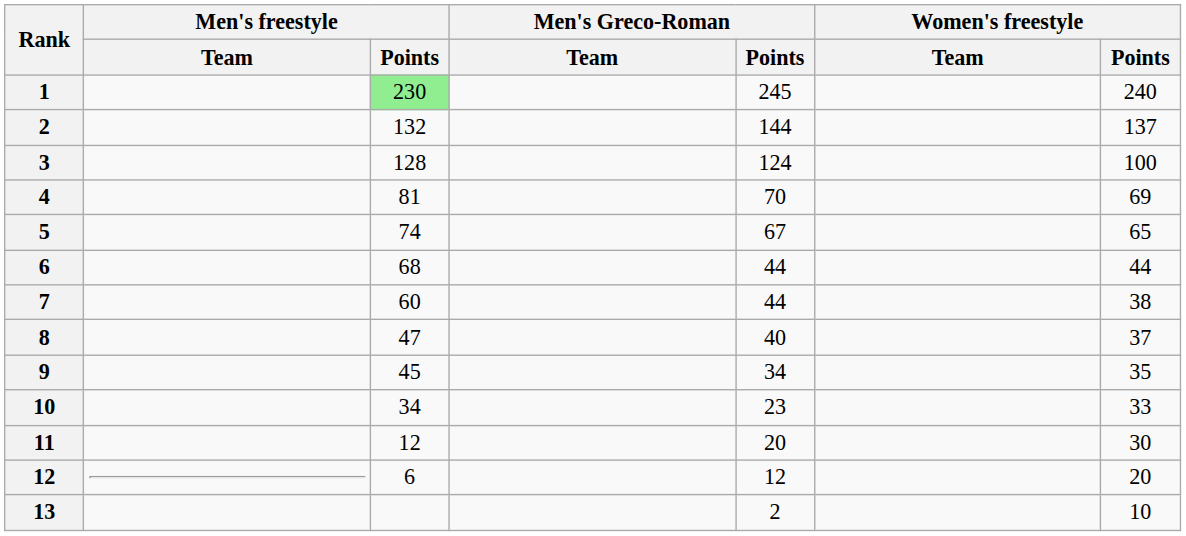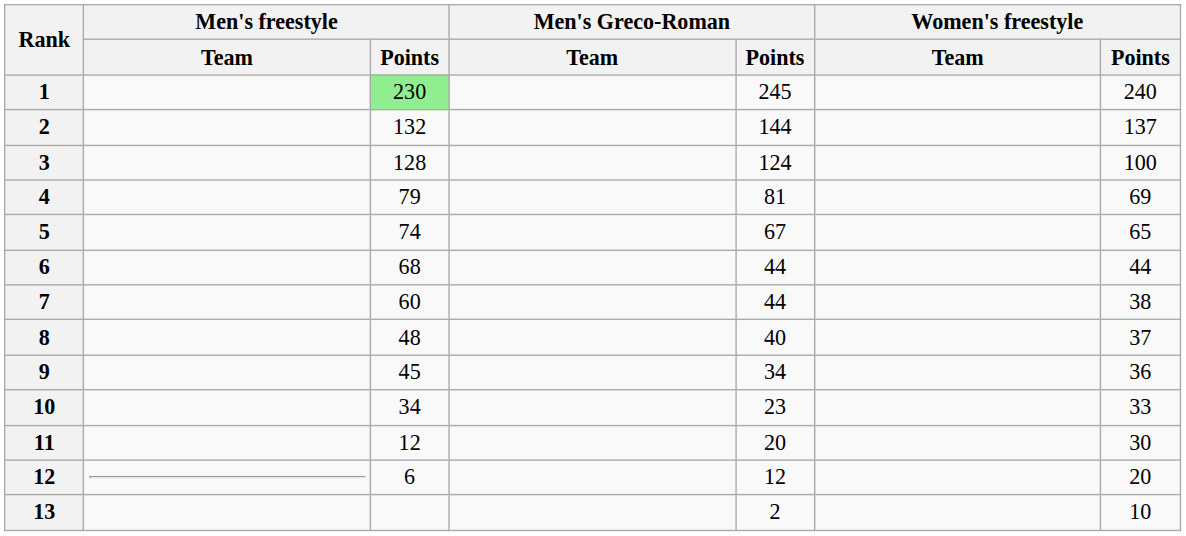(410, 197) 81 -> (410, 197) 79
(775, 197) 70 -> (775, 197) 81
(410, 337) 47 -> (410, 337) 48
(1140, 372) 35 -> (1140, 372) 36
